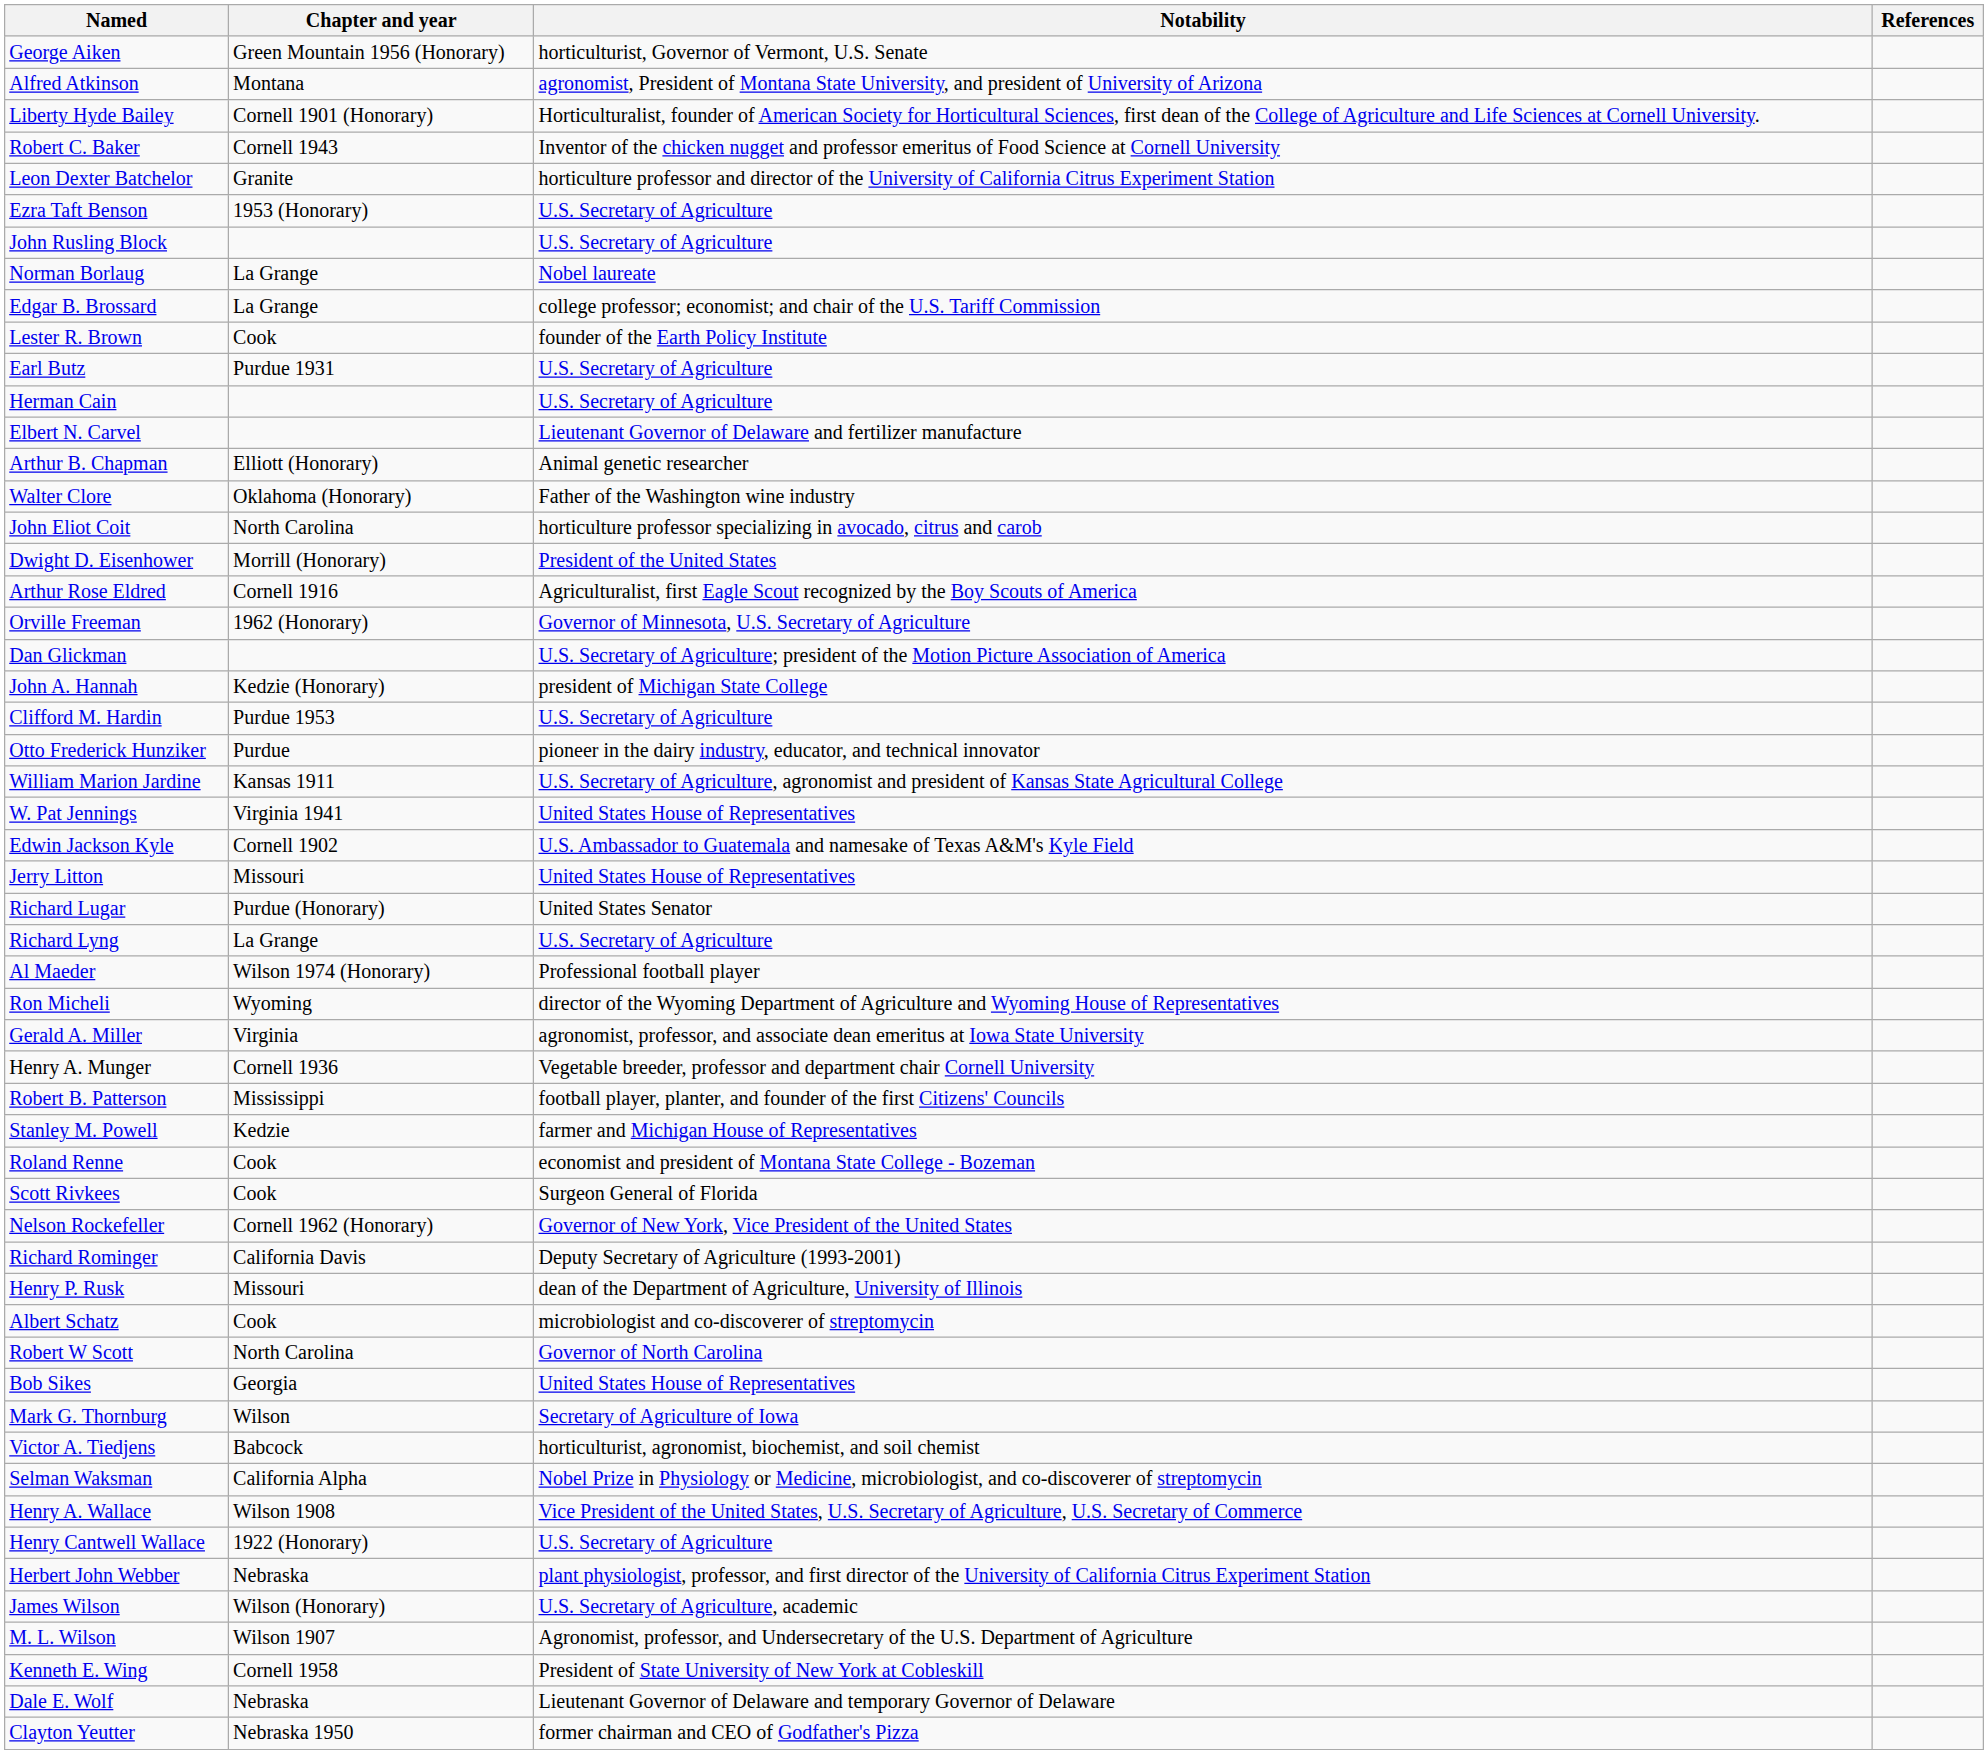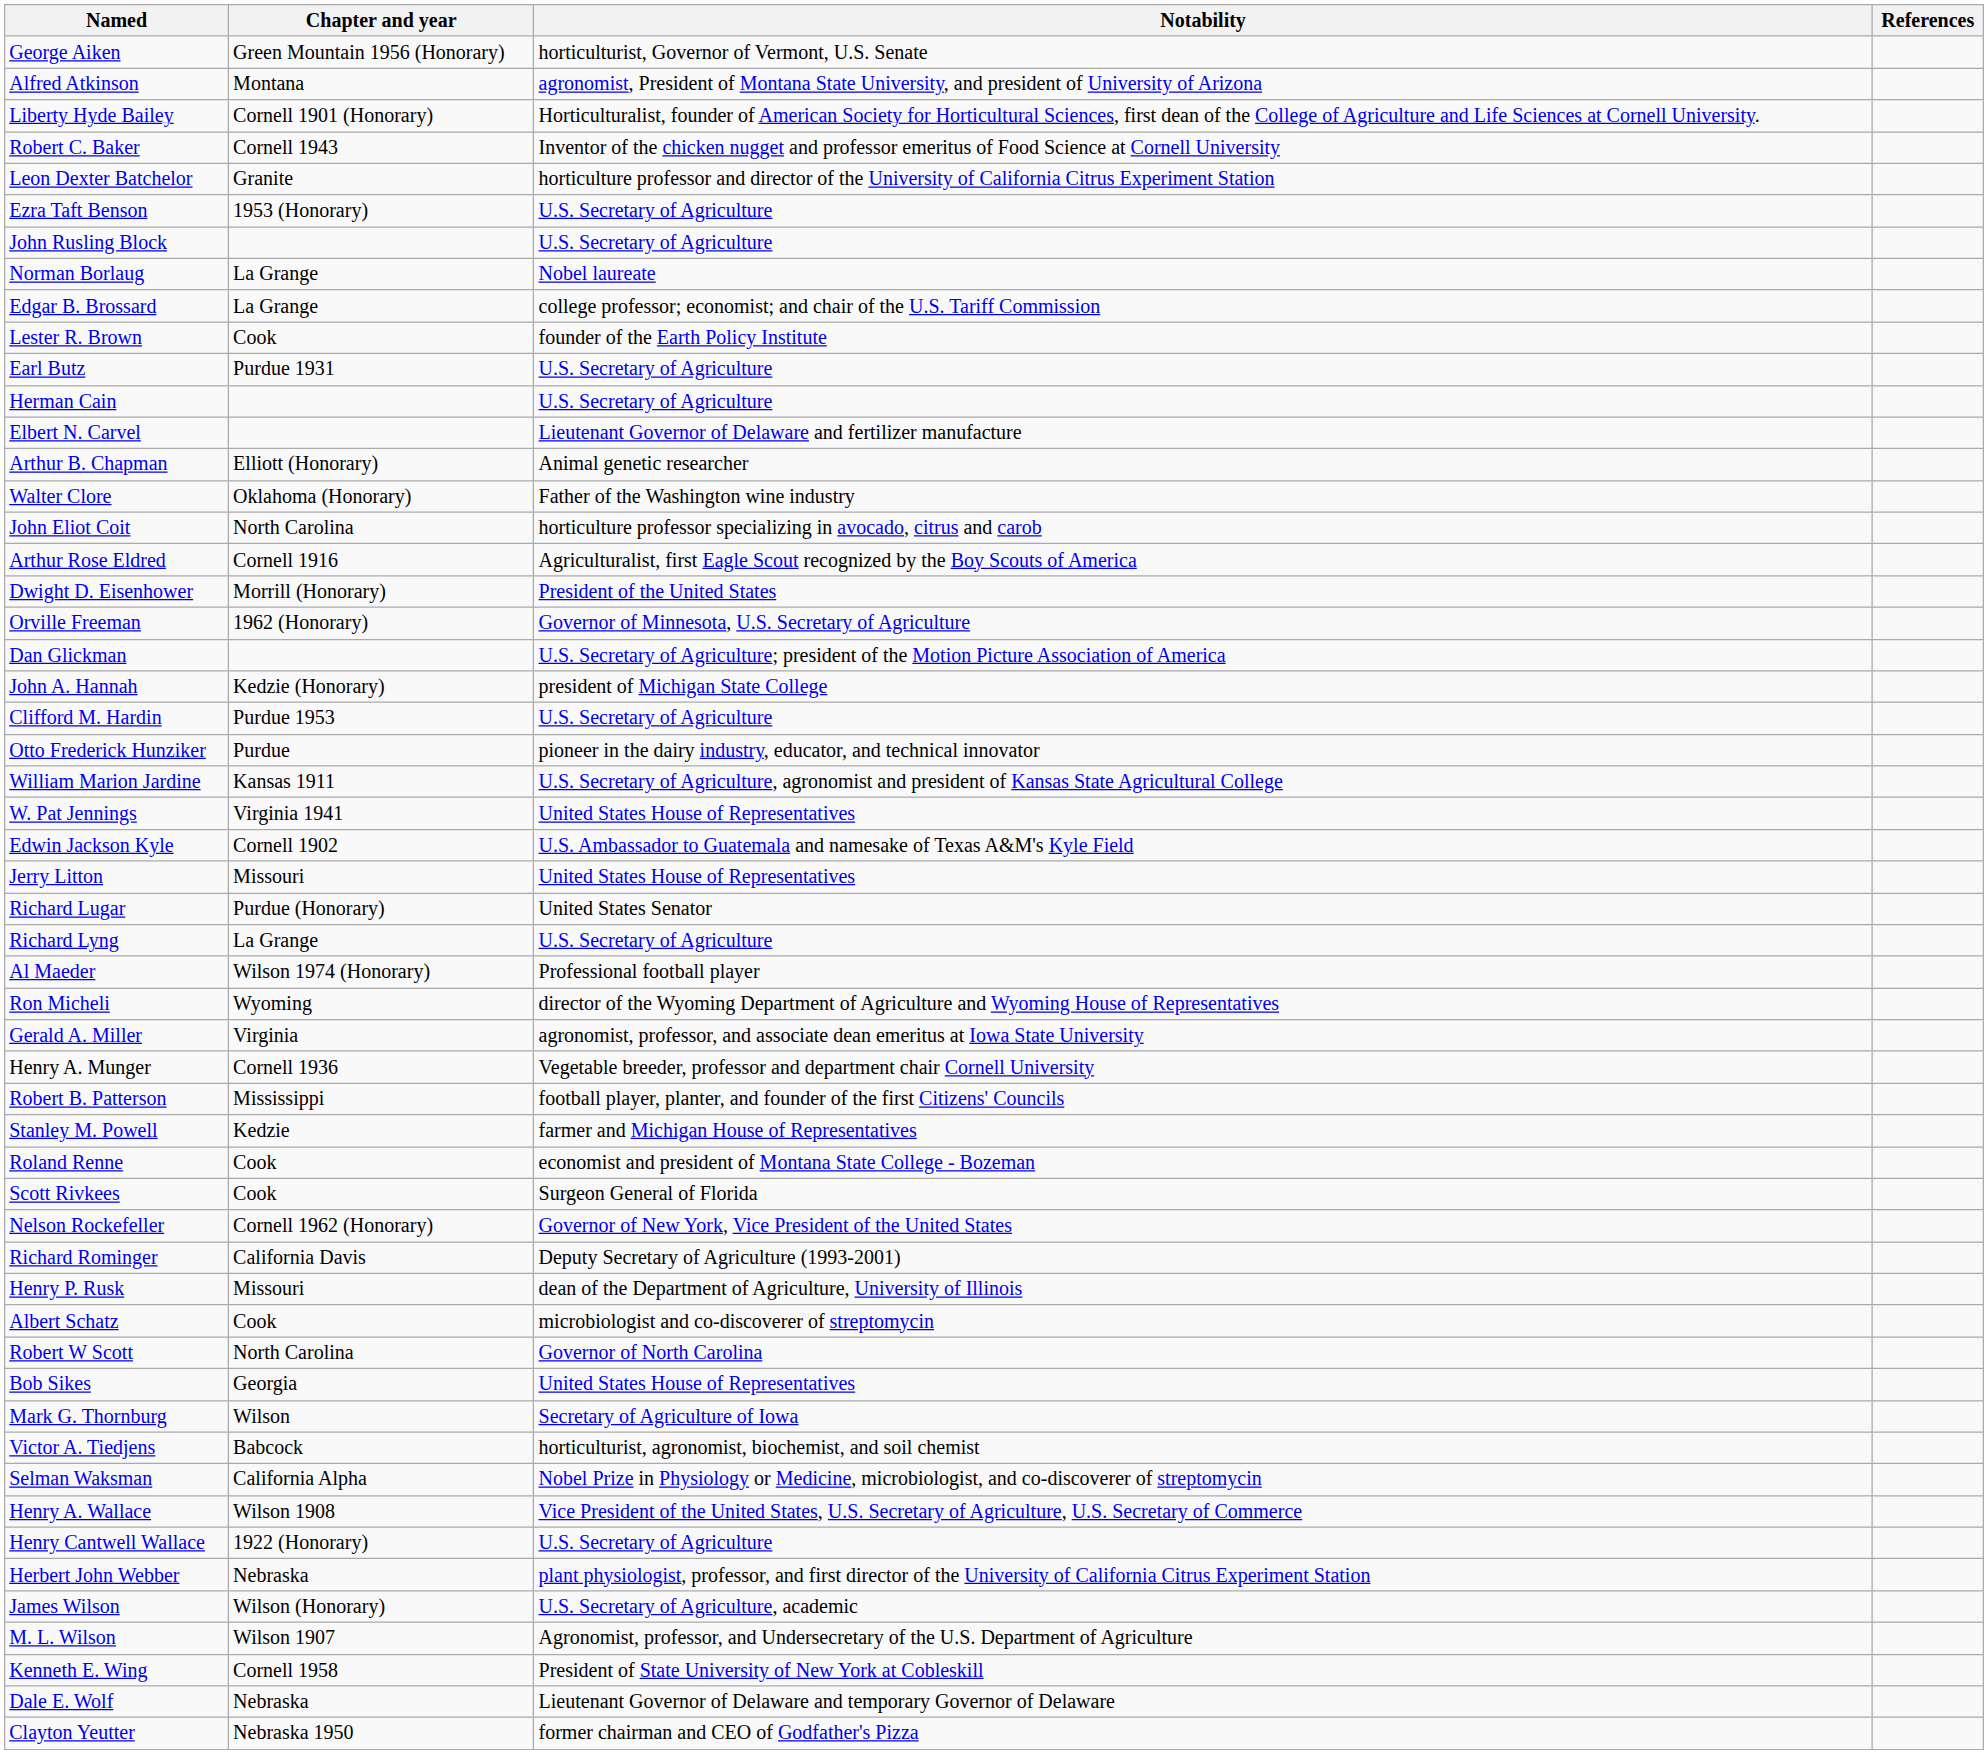rows swapped: (101, 559) <-> (88, 591)
